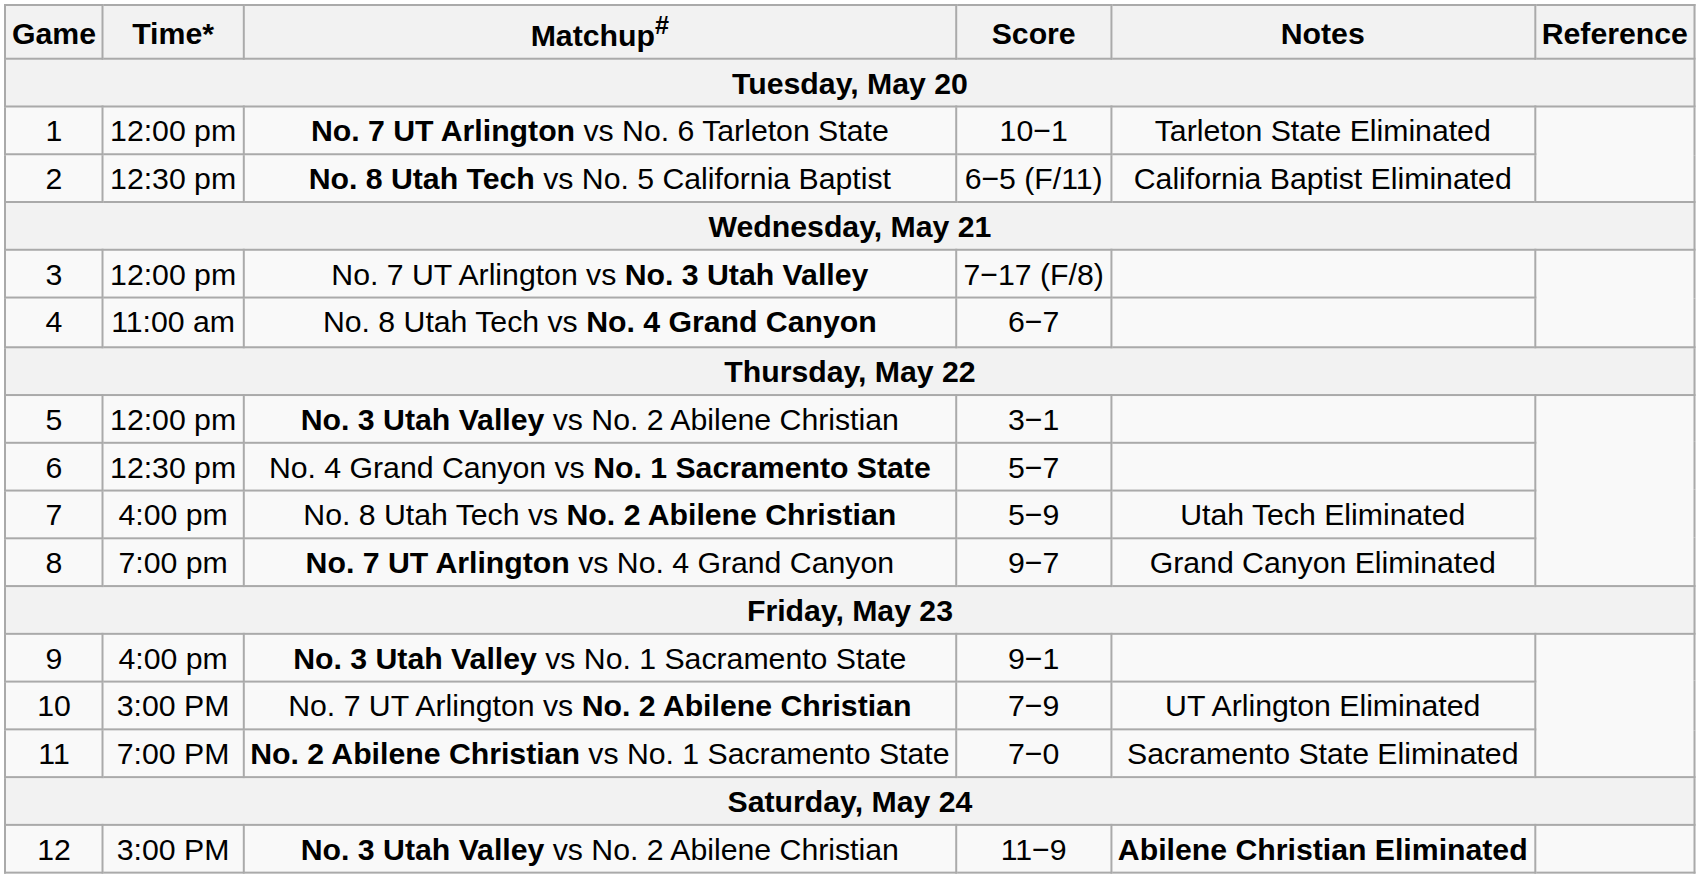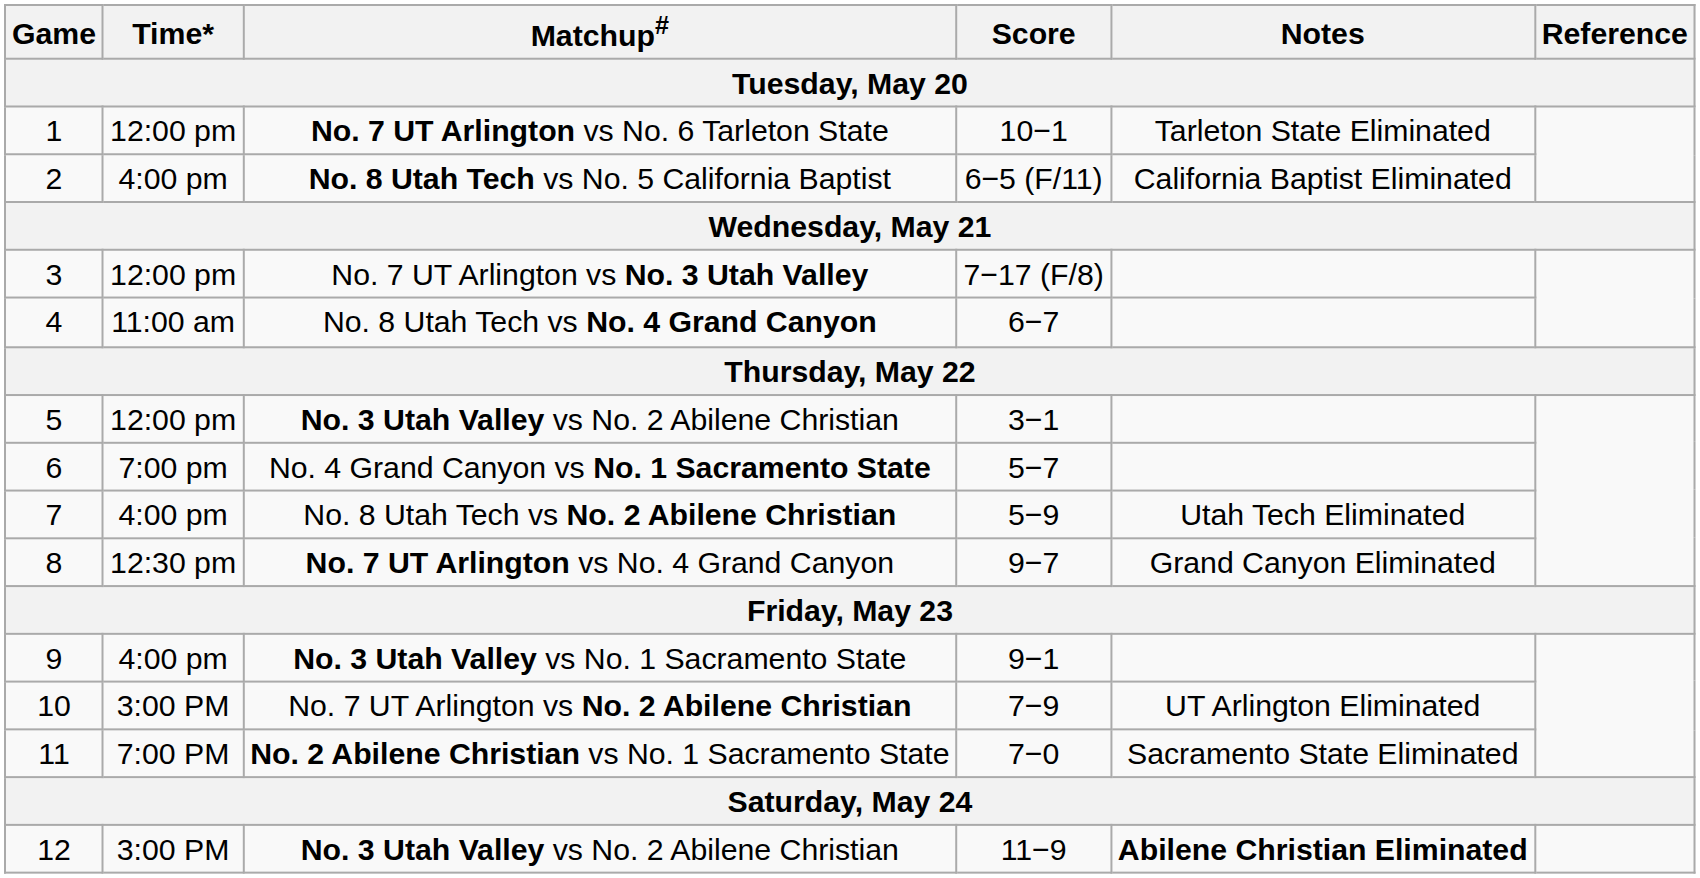(173, 179) 12:30 pm -> (173, 179) 4:00 pm
(173, 466) 12:30 pm -> (173, 466) 7:00 pm
(173, 562) 7:00 pm -> (173, 562) 12:30 pm
